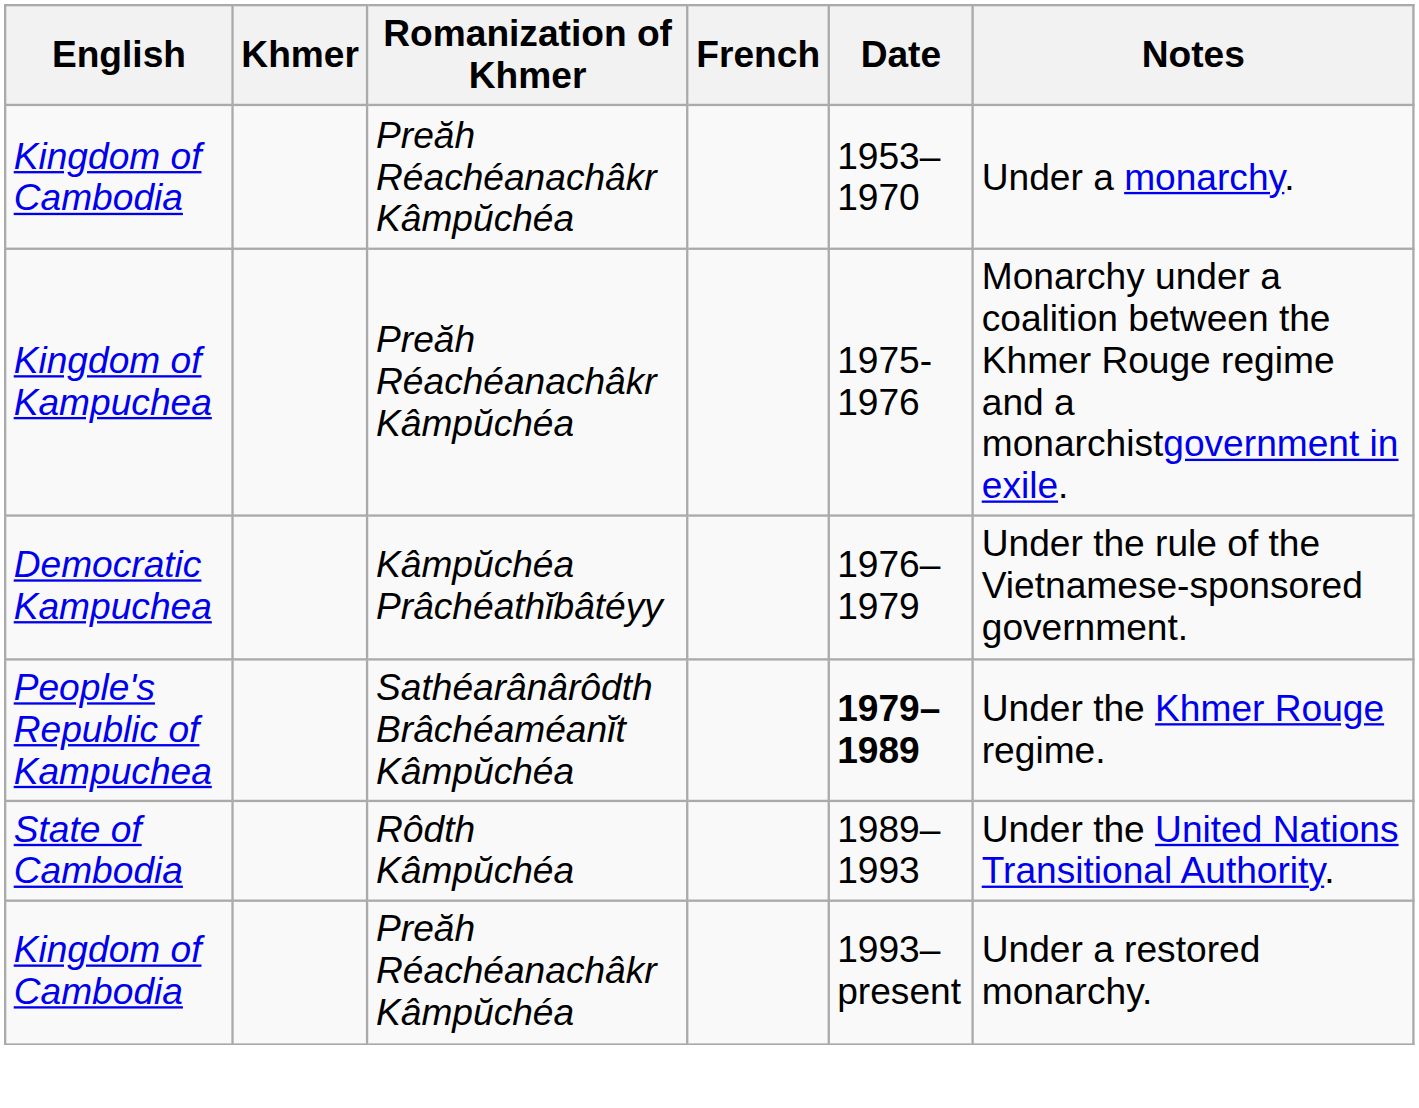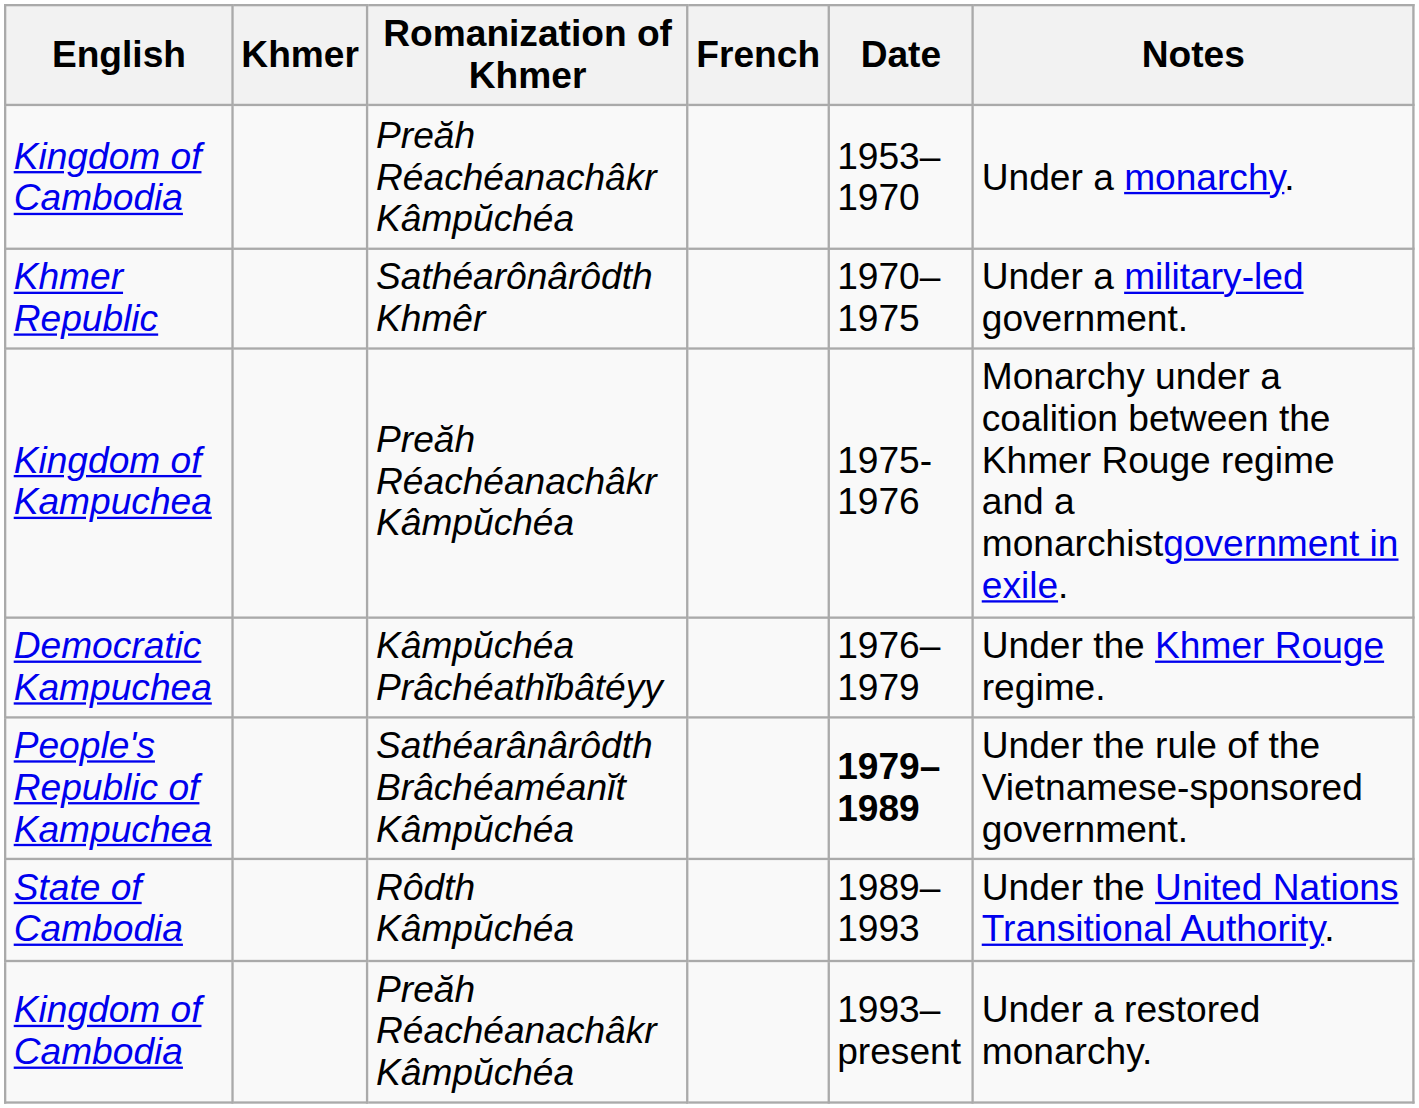+ row: (86, 297)
(1172, 586) Under the rule of the Vietnamese-sponsored government. -> (1183, 666) Under the Khmer Rouge regime.
(1183, 728) Under the Khmer Rouge regime. -> (1172, 787) Under the rule of the Vietnamese-sponsored government.
